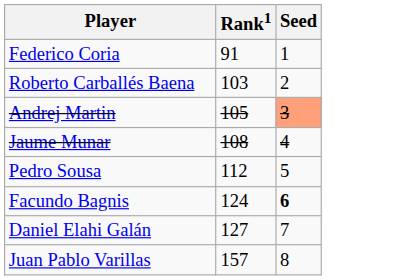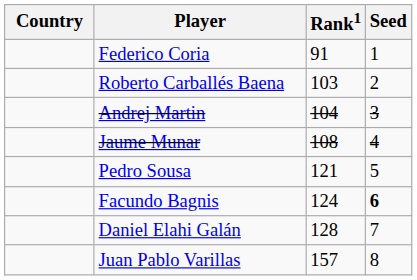+ column: (49, 21)
(234, 112) 105 -> (324, 112) 104
(285, 112) lightsalmon background -> (374, 112) no background
(234, 171) 112 -> (324, 171) 121
(234, 230) 127 -> (324, 230) 128
